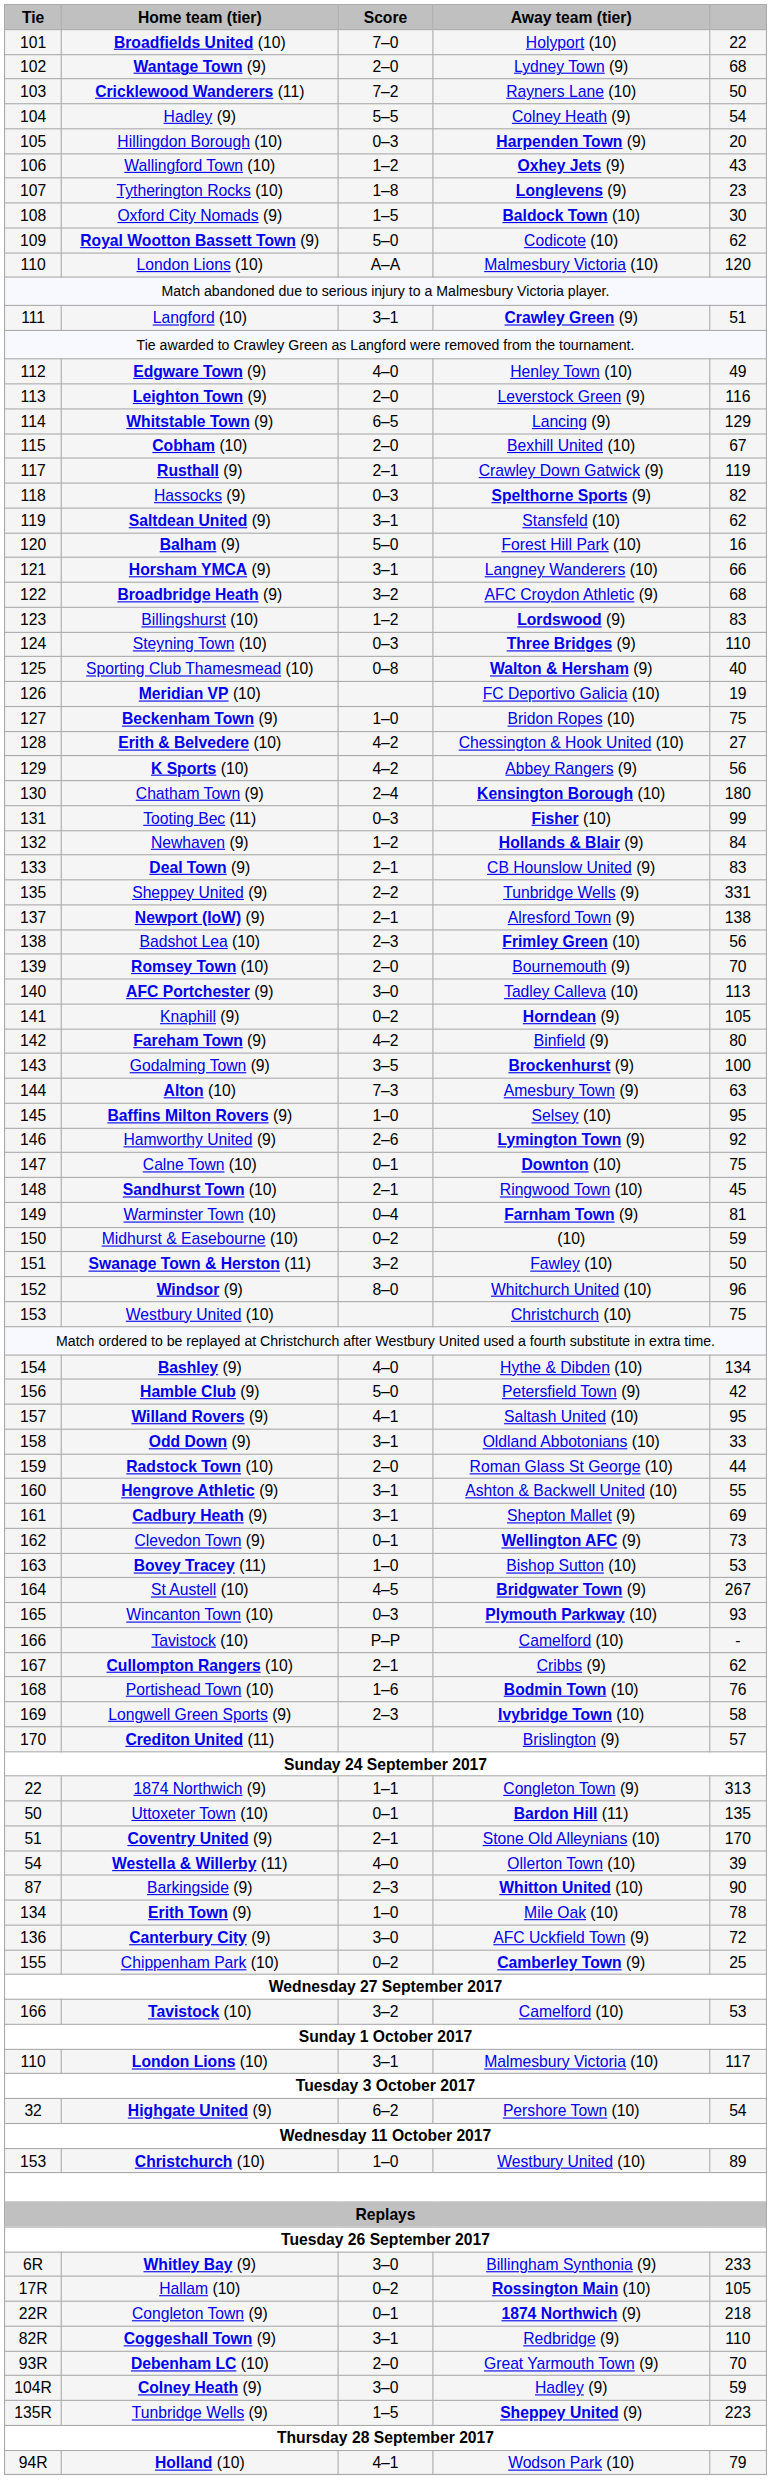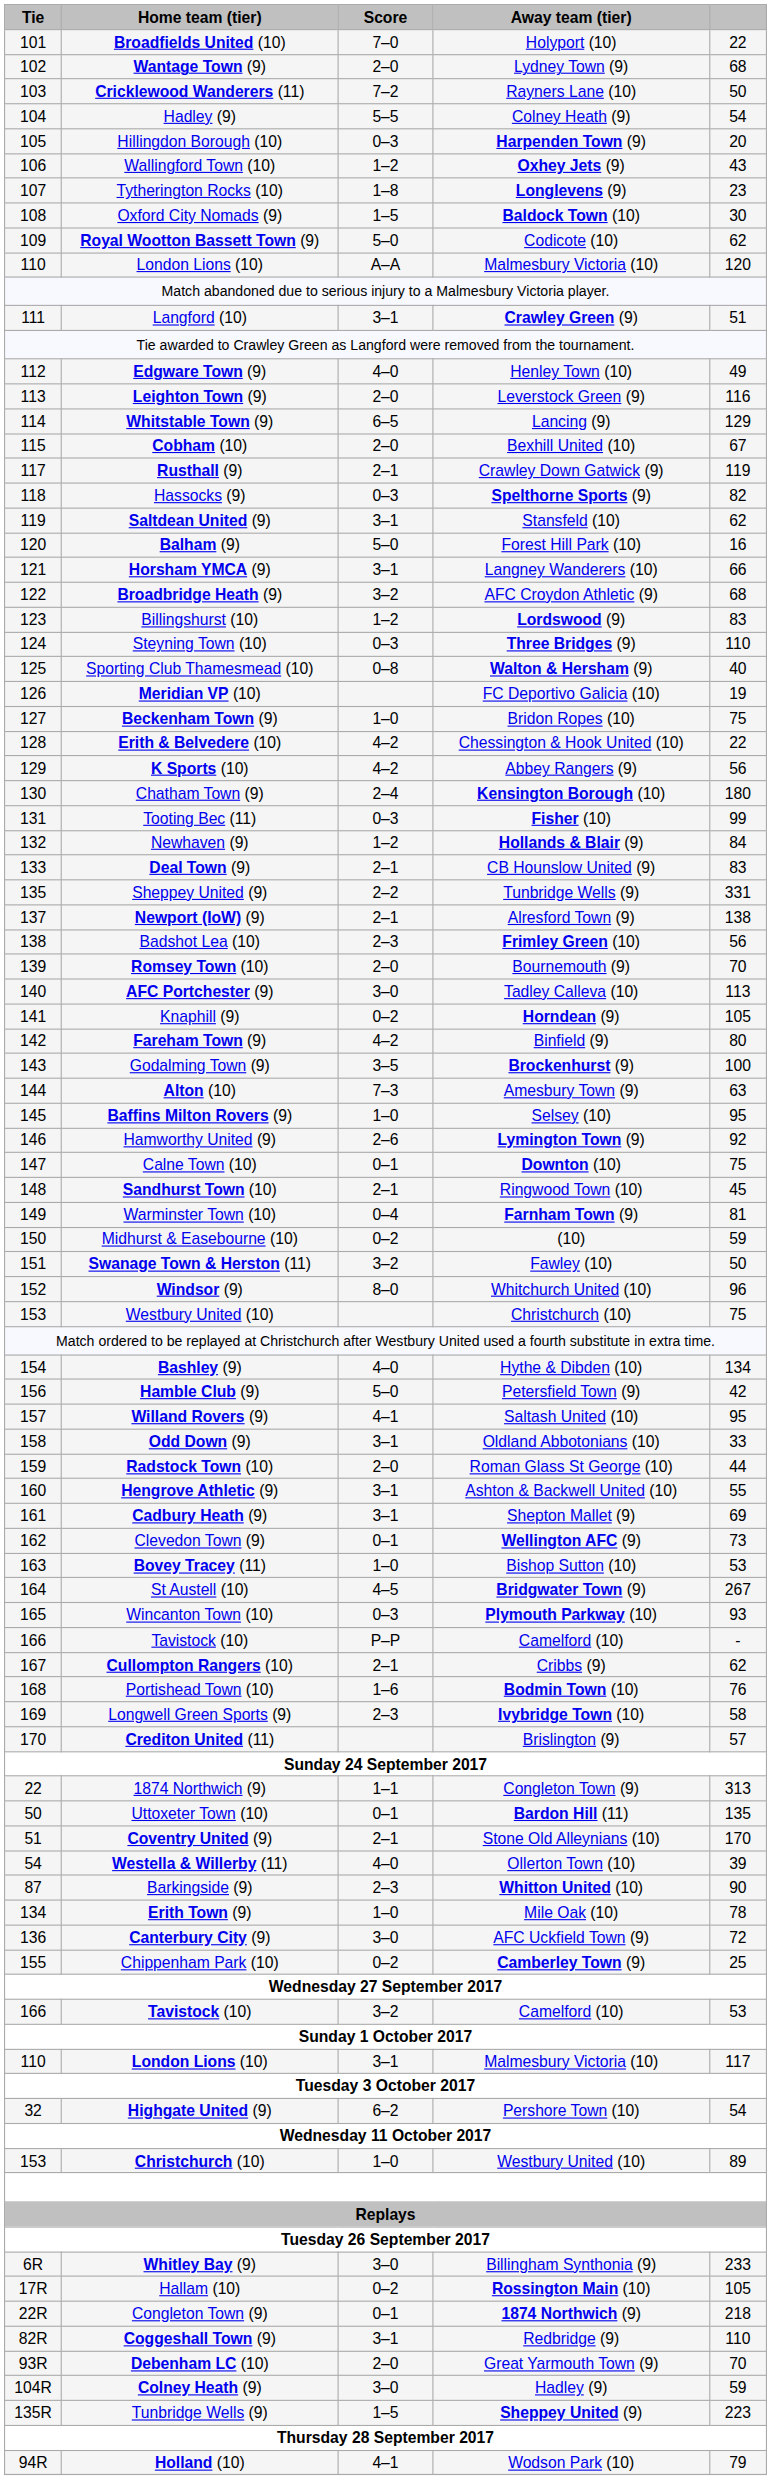(738, 744) 27 -> (738, 744) 22
